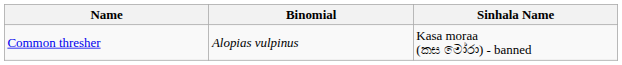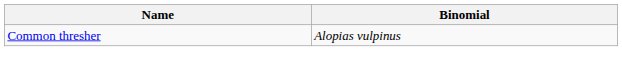- column: (516, 14)
